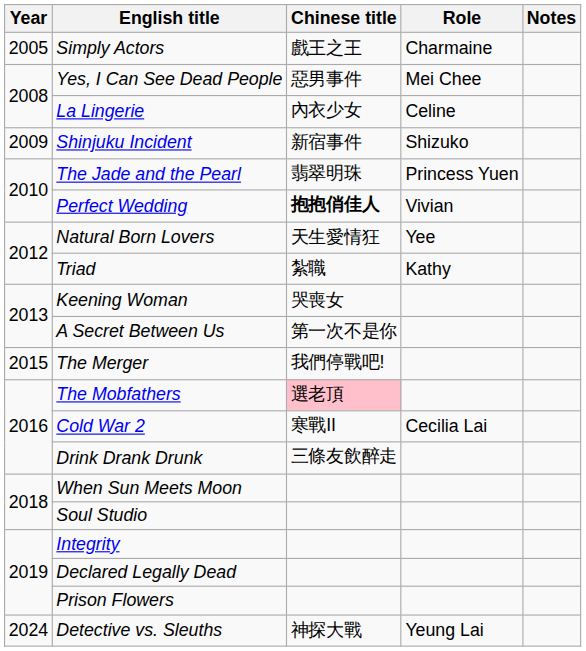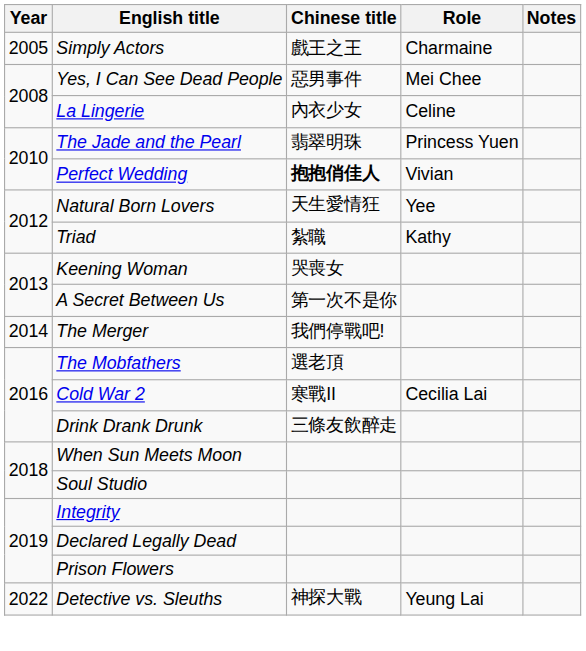- row: (124, 142)
(28, 363) 2015 -> (28, 331) 2014
(317, 394) pink background -> (317, 362) no background
(28, 630) 2024 -> (28, 598) 2022
